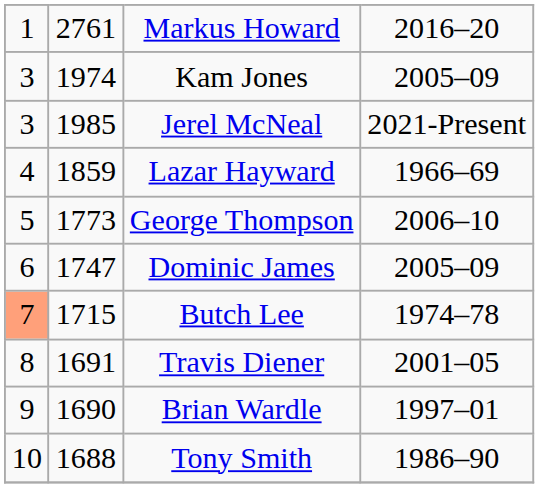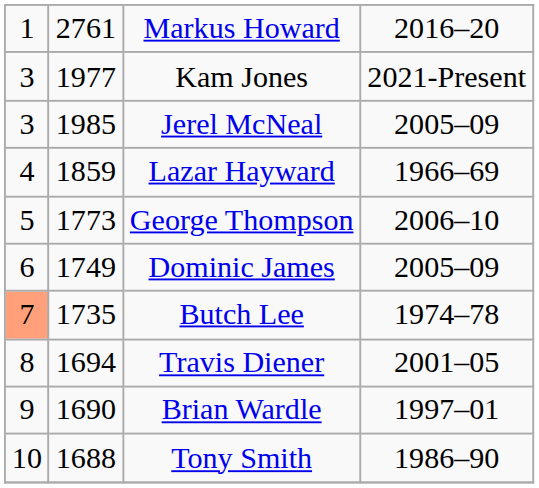(86, 76) 1974 -> (86, 76) 1977
(447, 76) 2005–09 -> (447, 76) 2021-Present
(447, 123) 2021-Present -> (447, 123) 2005–09
(86, 266) 1747 -> (86, 266) 1749
(86, 314) 1715 -> (86, 314) 1735
(86, 362) 1691 -> (86, 362) 1694
